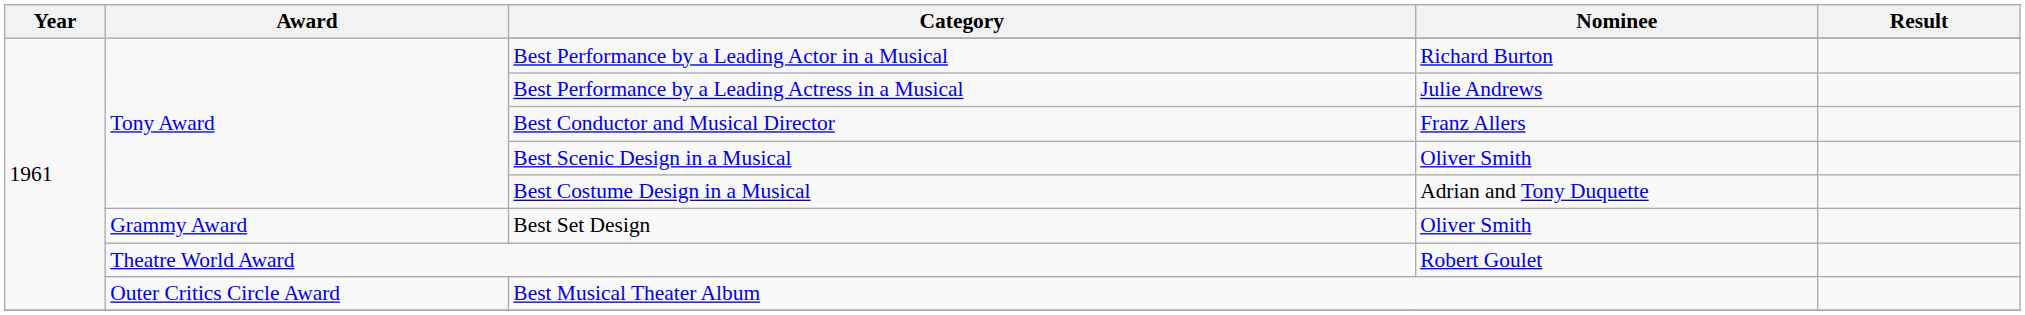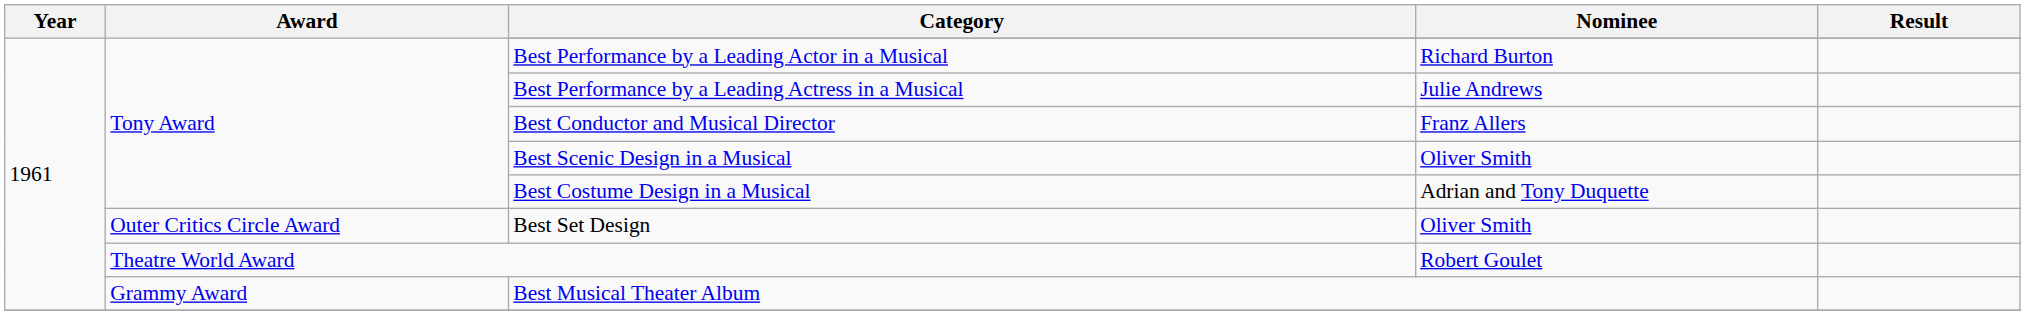(179, 225) Grammy Award -> (225, 225) Outer Critics Circle Award
(225, 293) Outer Critics Circle Award -> (179, 293) Grammy Award
